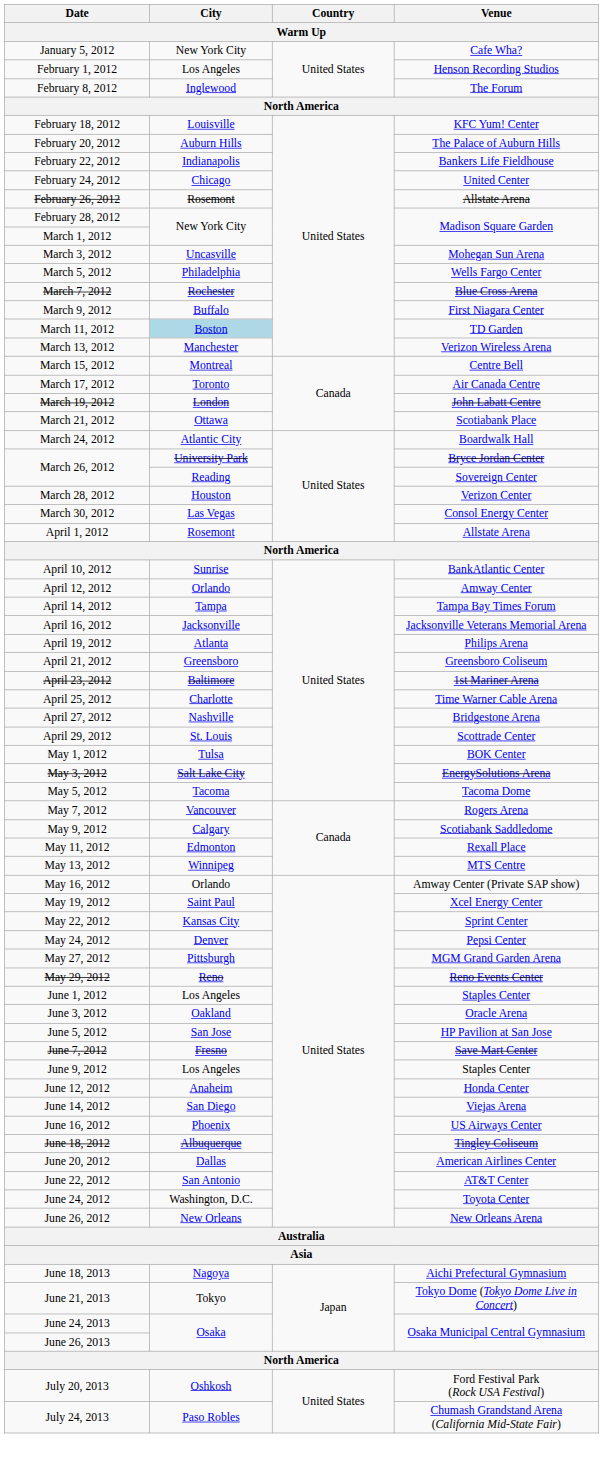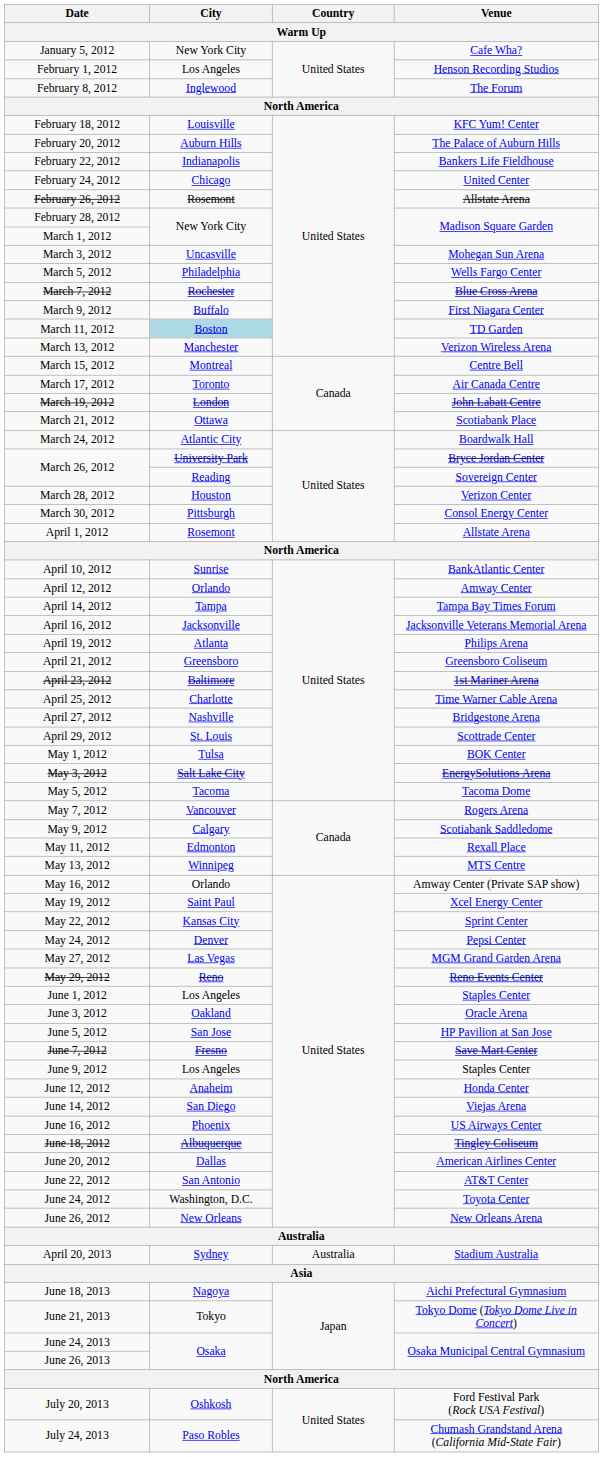(211, 513) Las Vegas -> (211, 513) Pittsburgh
(211, 958) Pittsburgh -> (211, 958) Las Vegas
+ row: (77, 1254)
